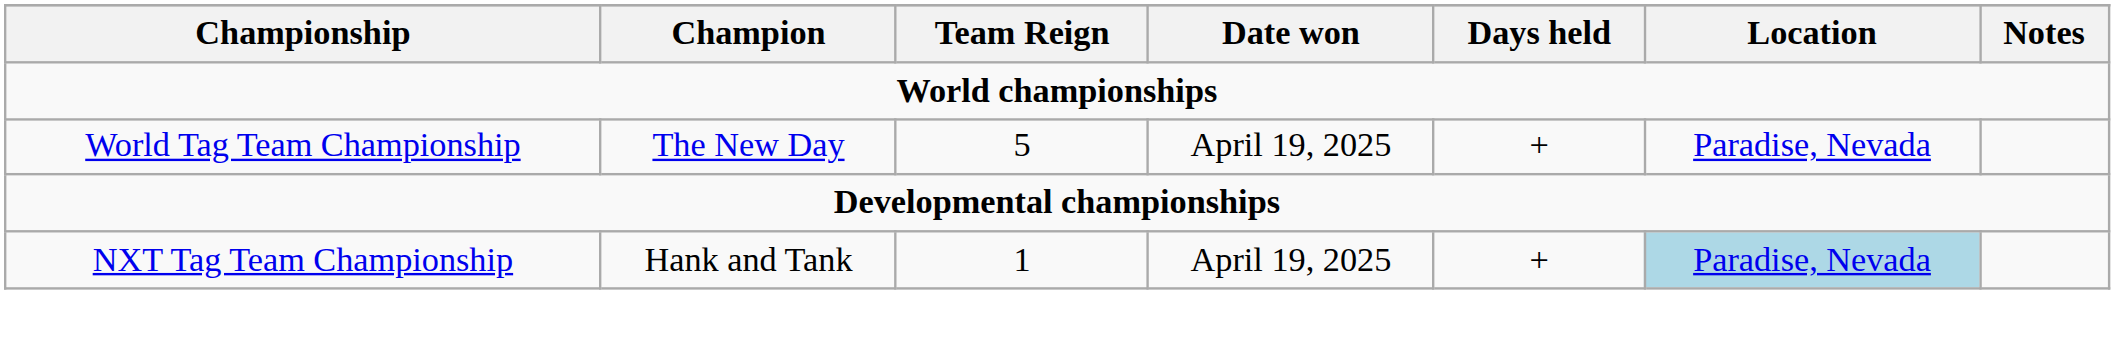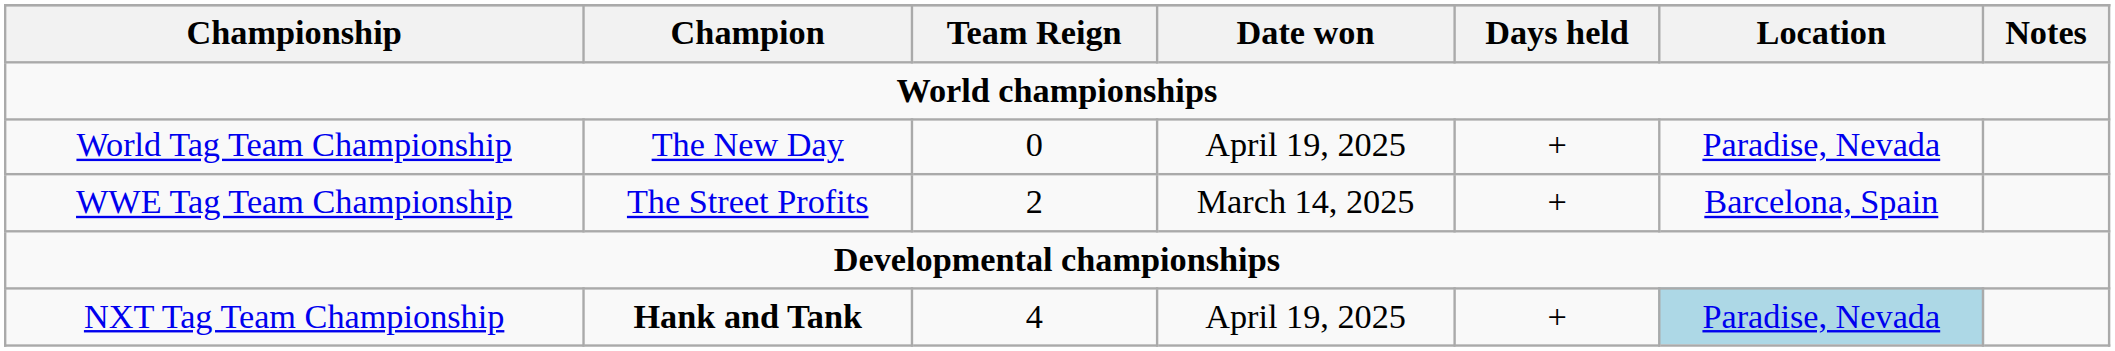(1022, 146) 5 -> (1034, 146) 0
+ row: (294, 202)
(749, 259) normal -> (748, 315) bold
(1022, 259) 1 -> (1034, 315) 4
